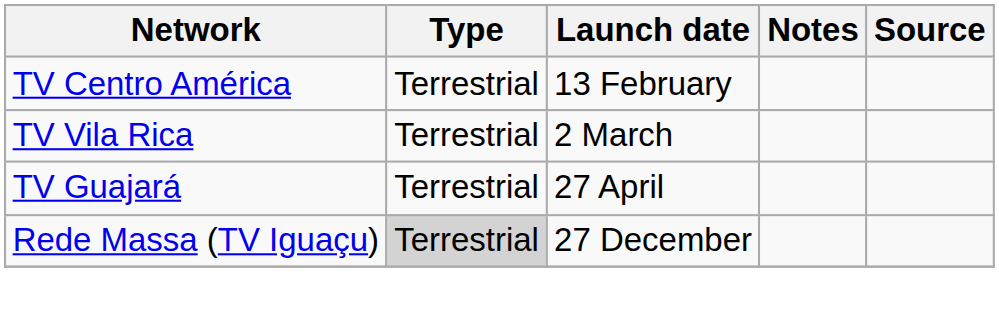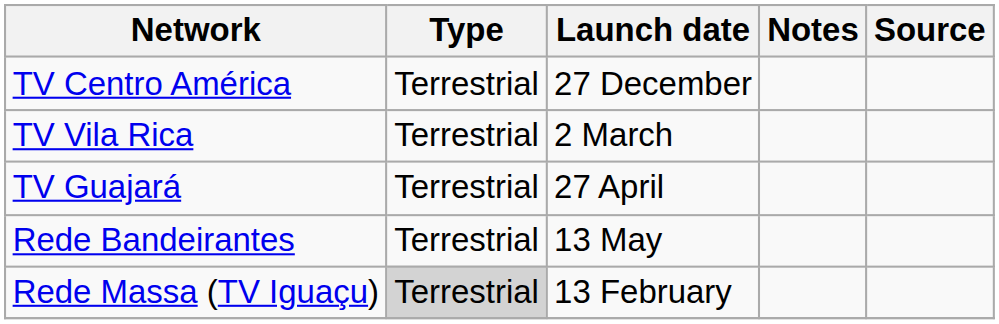(643, 82) 13 February -> (653, 82) 27 December
+ row: (154, 239)
(653, 239) 27 December -> (643, 291) 13 February
